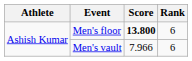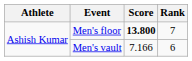(173, 30) 6 -> (173, 30) 7
(141, 48) 7.966 -> (141, 48) 7.166
